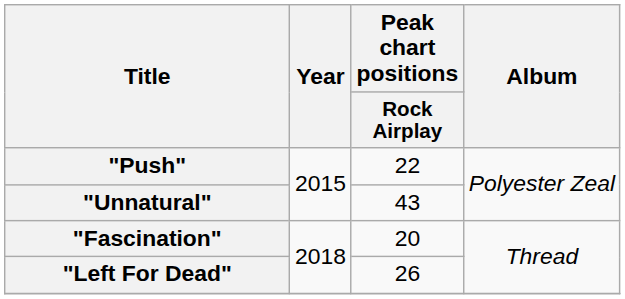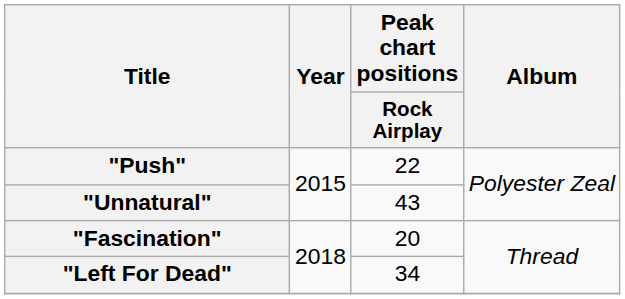(407, 274) 26 -> (407, 274) 34
